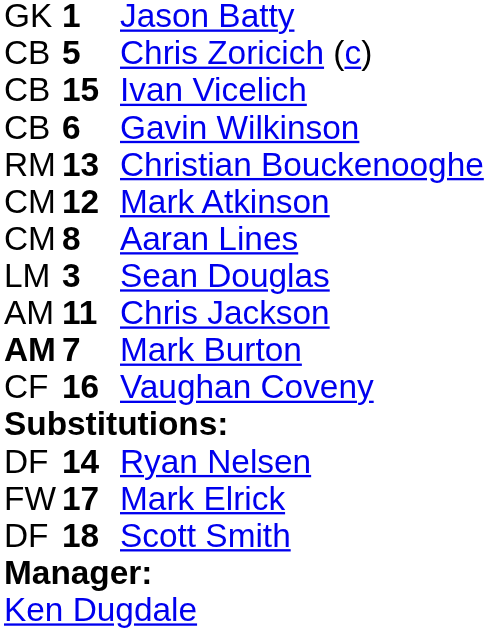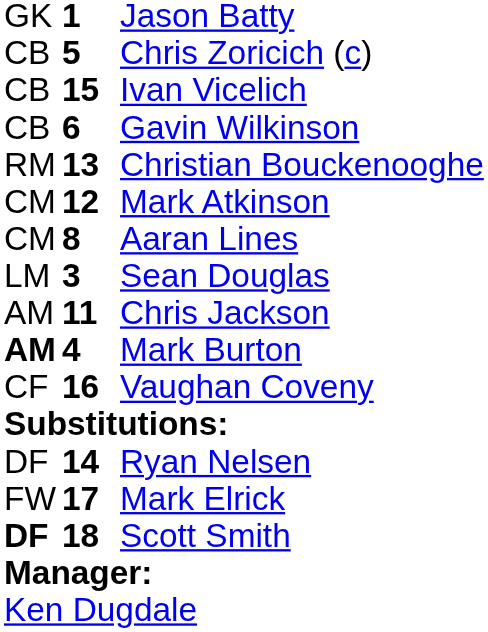(71, 350) 7 -> (71, 350) 4
(26, 535) normal -> (26, 535) bold
